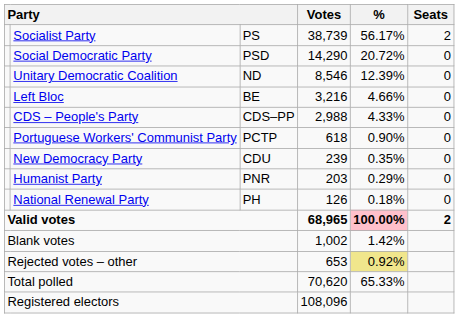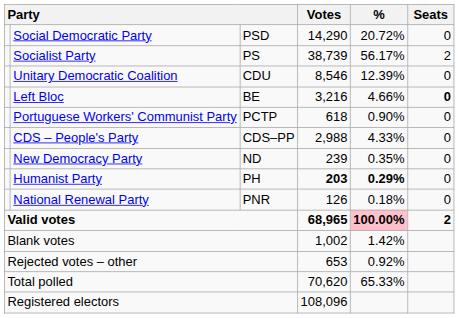rows swapped: (54, 35) <-> (83, 55)
(252, 76) ND -> (257, 76) CDU
(447, 96) normal -> (447, 96) bold
rows swapped: (76, 117) <-> (125, 138)
(257, 158) CDU -> (252, 158) ND
(256, 179) PNR -> (252, 179) PH
(337, 179) normal -> (337, 179) bold
(386, 179) normal -> (386, 179) bold
(252, 199) PH -> (256, 199) PNR
(386, 261) khaki background -> (386, 261) no background
